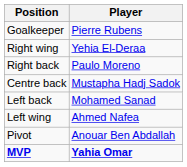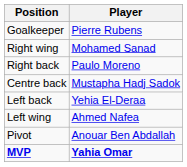(108, 48) Yehia El-Deraa -> (114, 48) Mohamed Sanad
(114, 100) Mohamed Sanad -> (108, 100) Yehia El-Deraa
